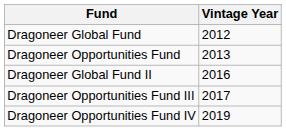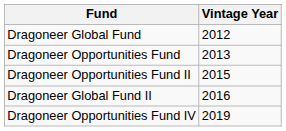+ row: (99, 75)
- row: (101, 95)
